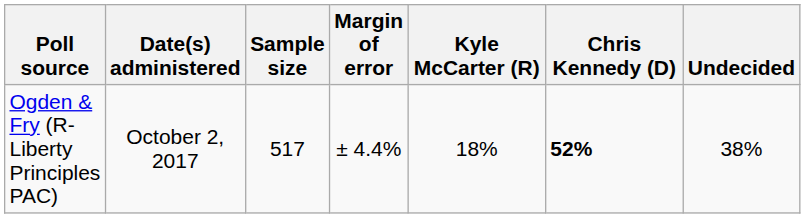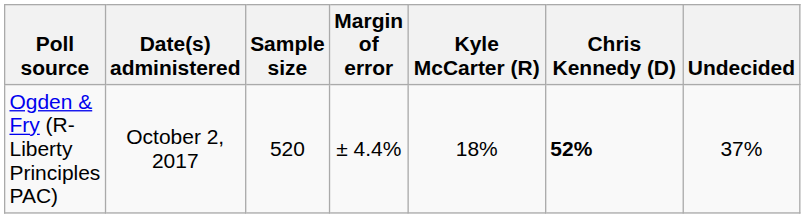(287, 148) 517 -> (287, 148) 520
(741, 148) 38% -> (741, 148) 37%
